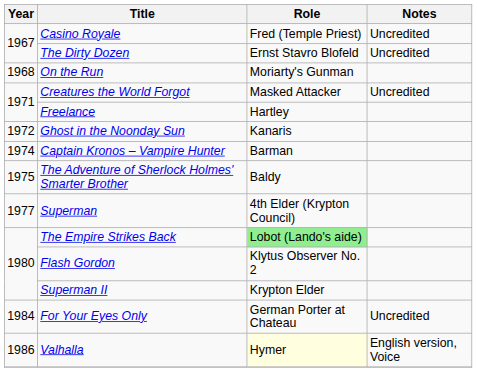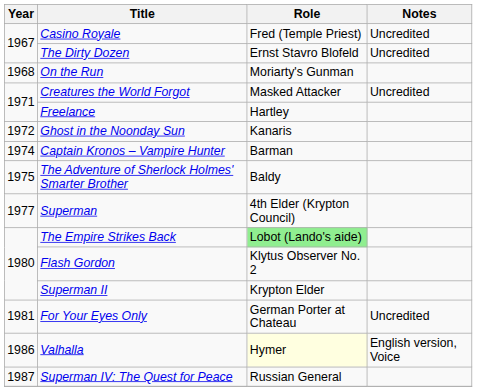(21, 316) 1984 -> (21, 316) 1981
+ row: (136, 376)
